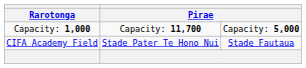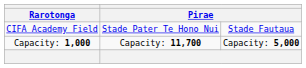rows swapped: (52, 43) <-> (52, 29)
